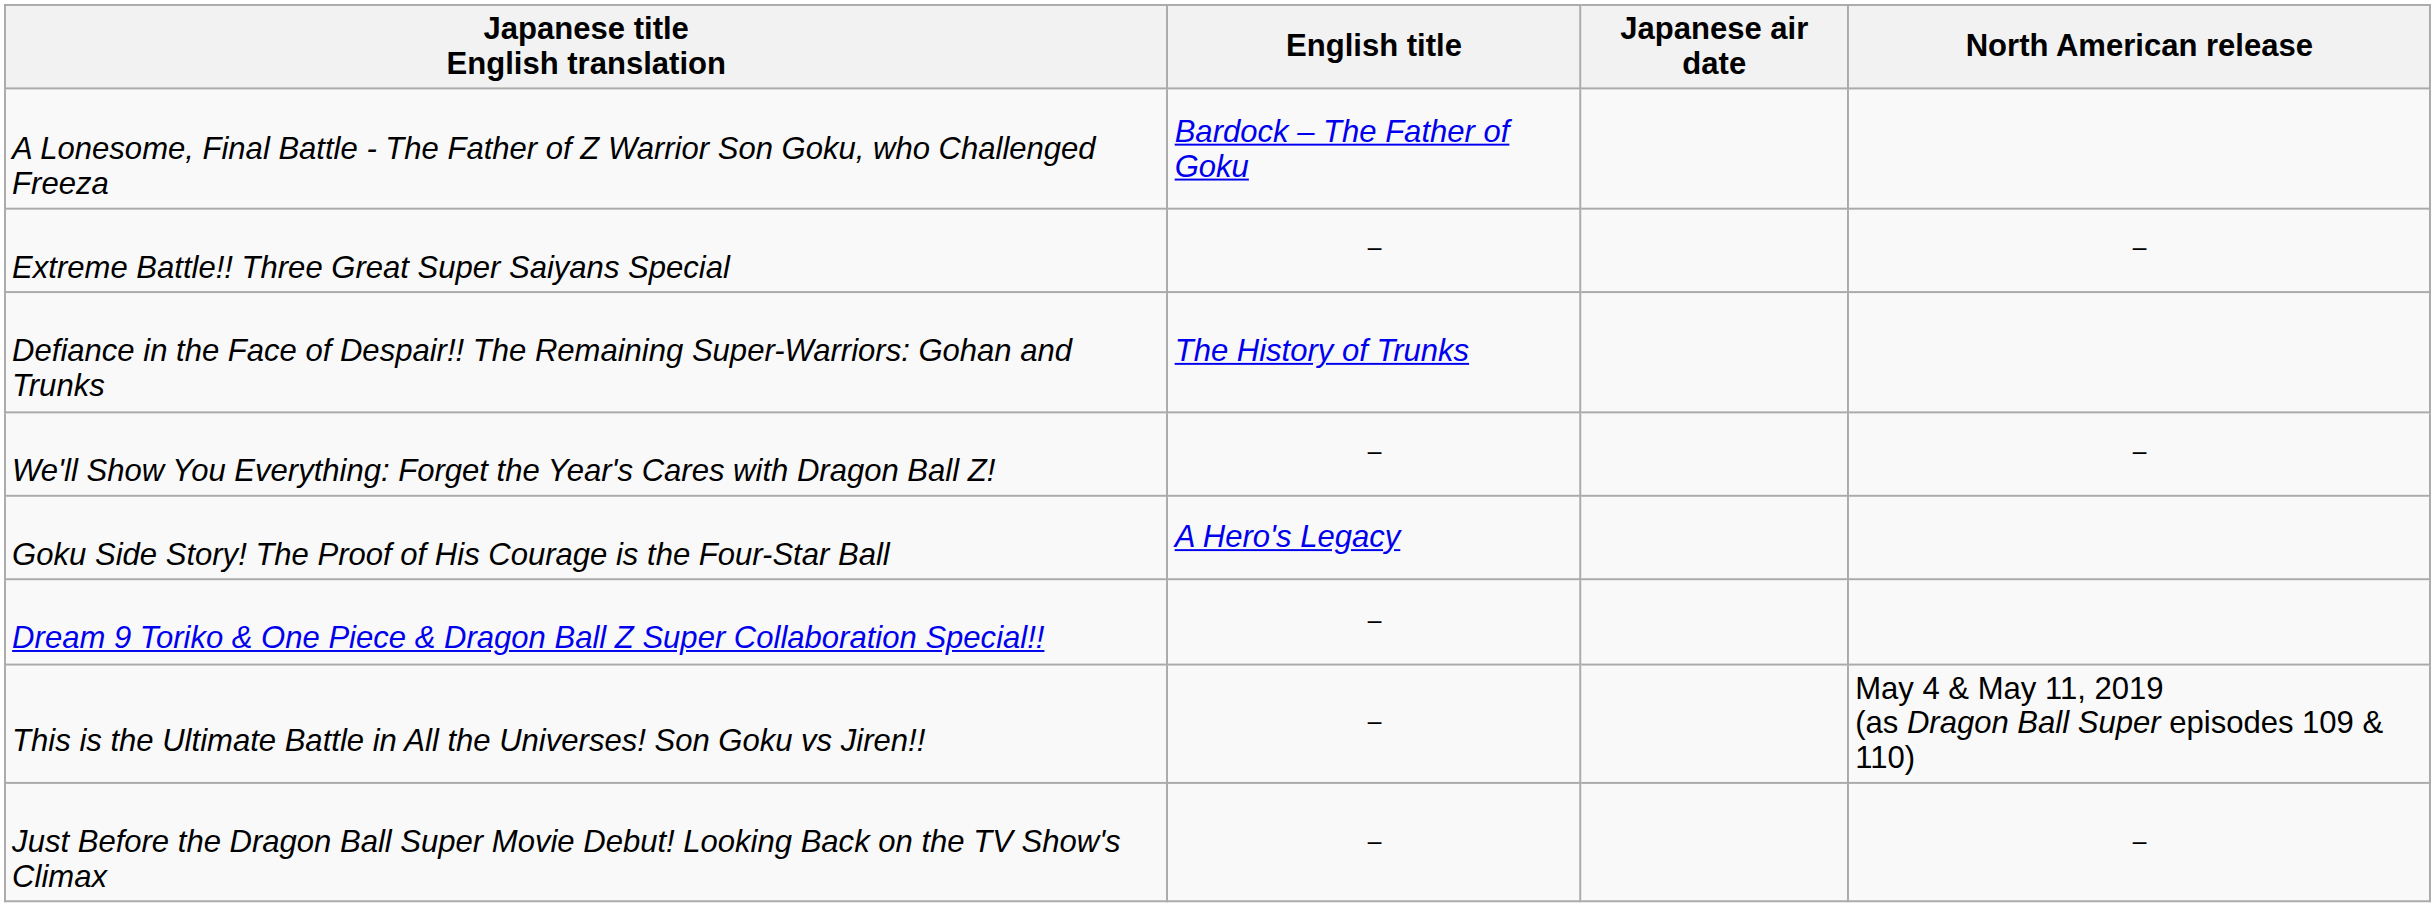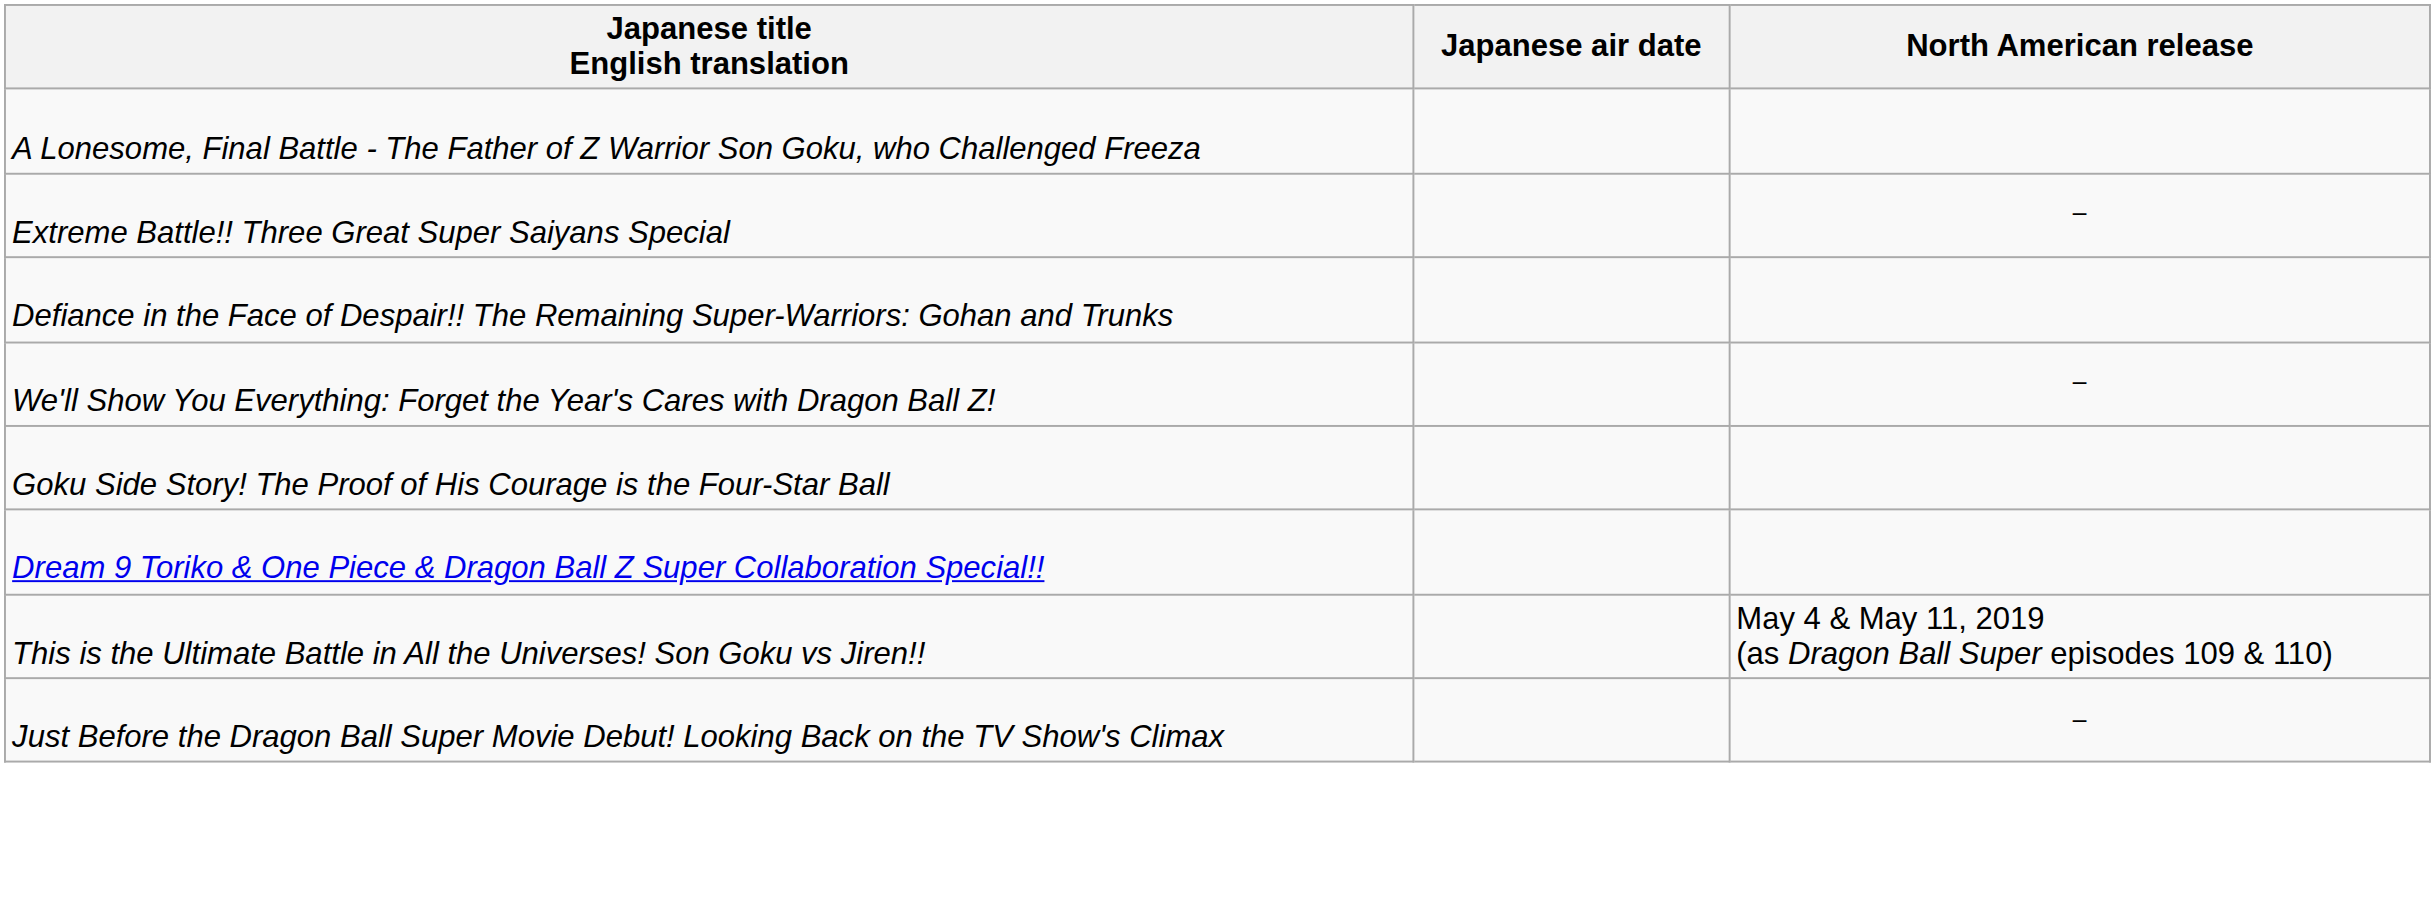- column: (1374, 46)
